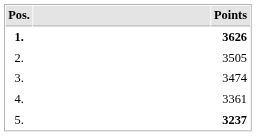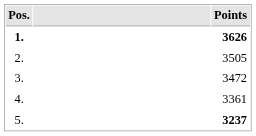(235, 78) 3474 -> (235, 78) 3472
